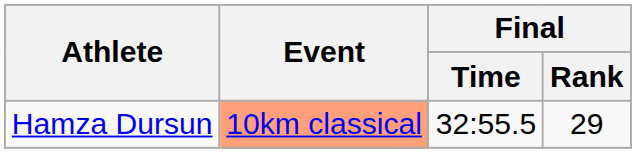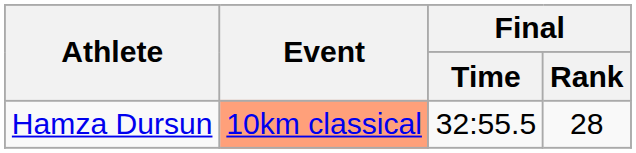(587, 123) 29 -> (587, 123) 28
